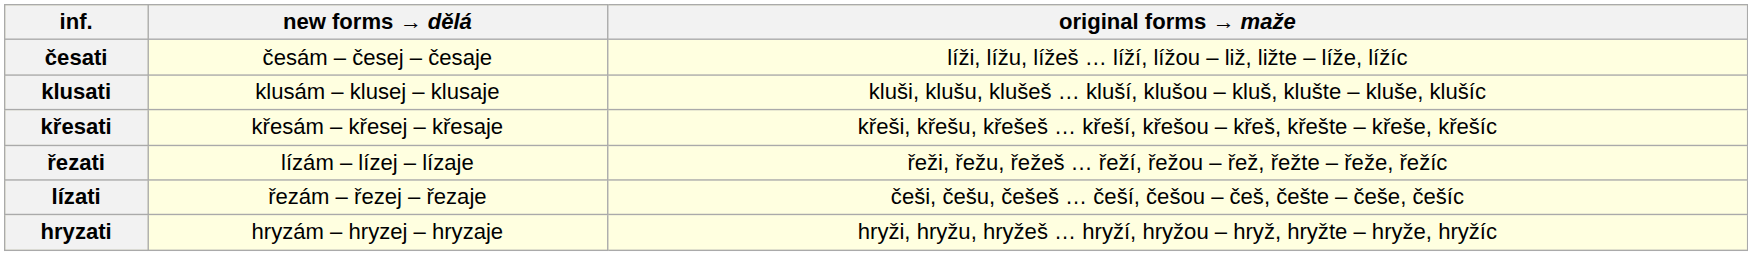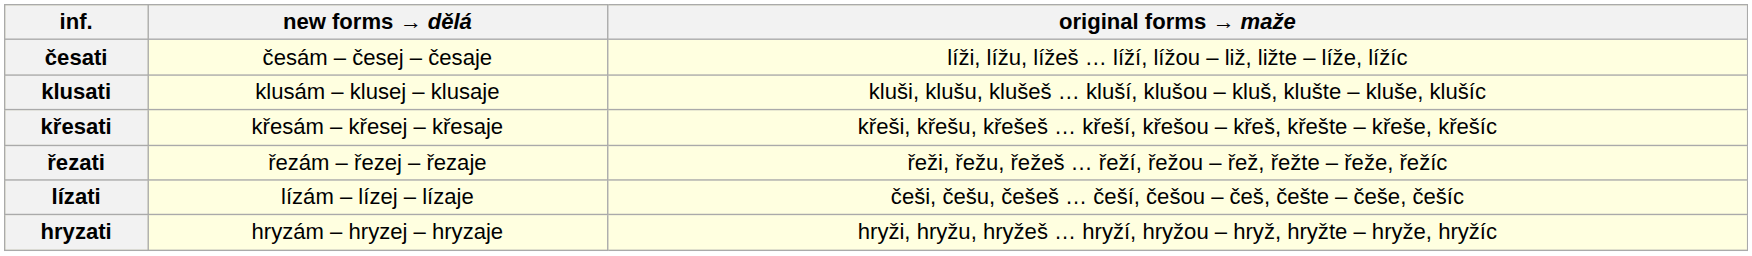(377, 162) lízám – lízej – lízaje -> (377, 162) řezám – řezej – řezaje
(377, 197) řezám – řezej – řezaje -> (377, 197) lízám – lízej – lízaje
